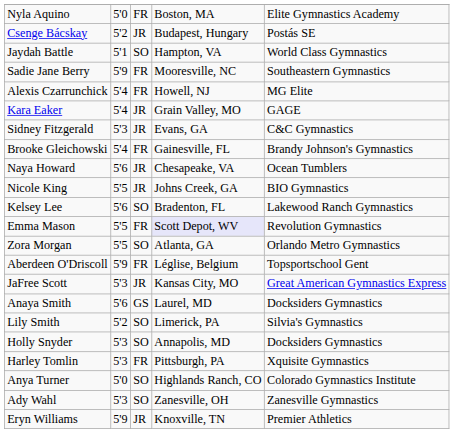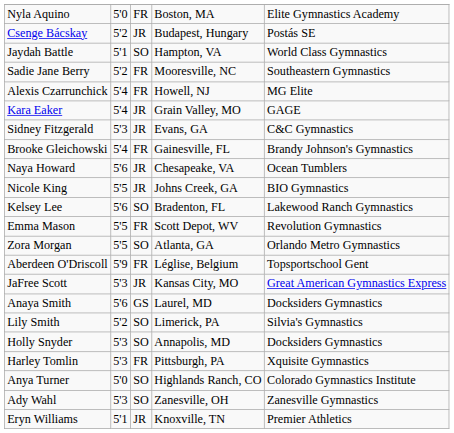(120, 71) 5'9 -> (120, 71) 5'2
(196, 226) lavender background -> (196, 226) no background
(120, 419) 5'9 -> (120, 419) 5'1
